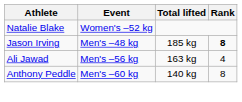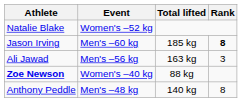(109, 43) Men's –48 kg -> (109, 43) Men's –60 kg
(223, 59) 4 -> (223, 59) 3
+ row: (35, 74)
(109, 74) Men's –60 kg -> (109, 90) Men's –48 kg
